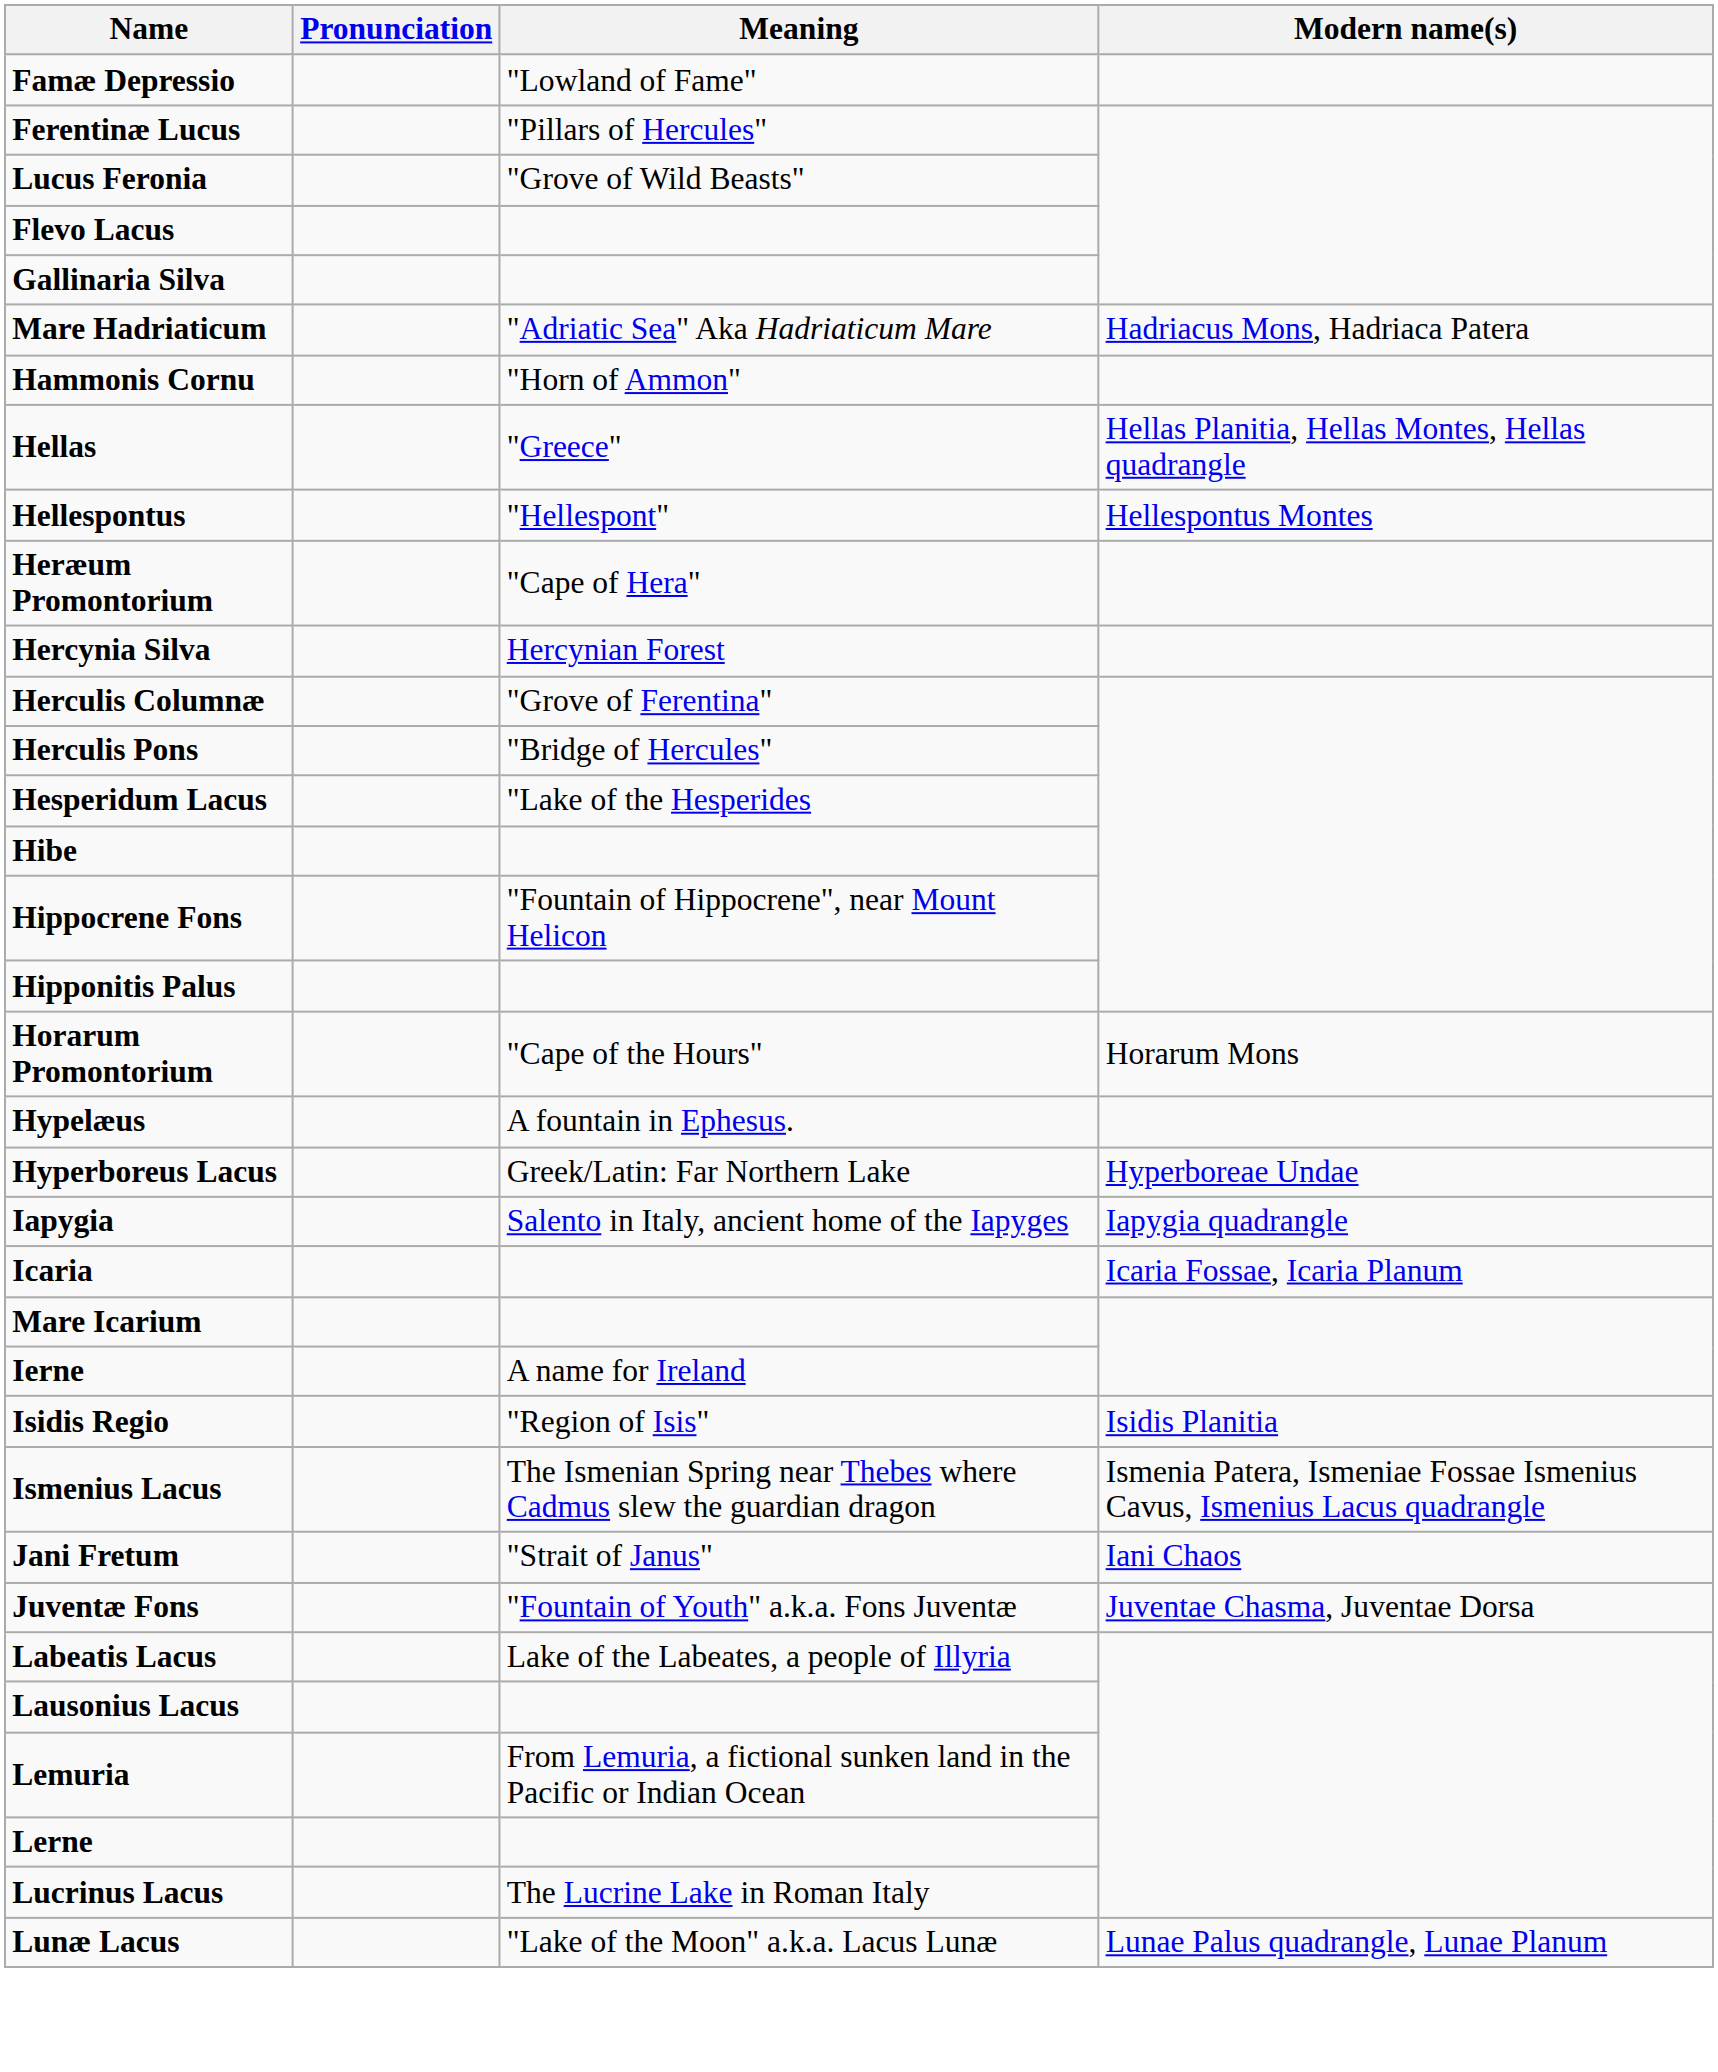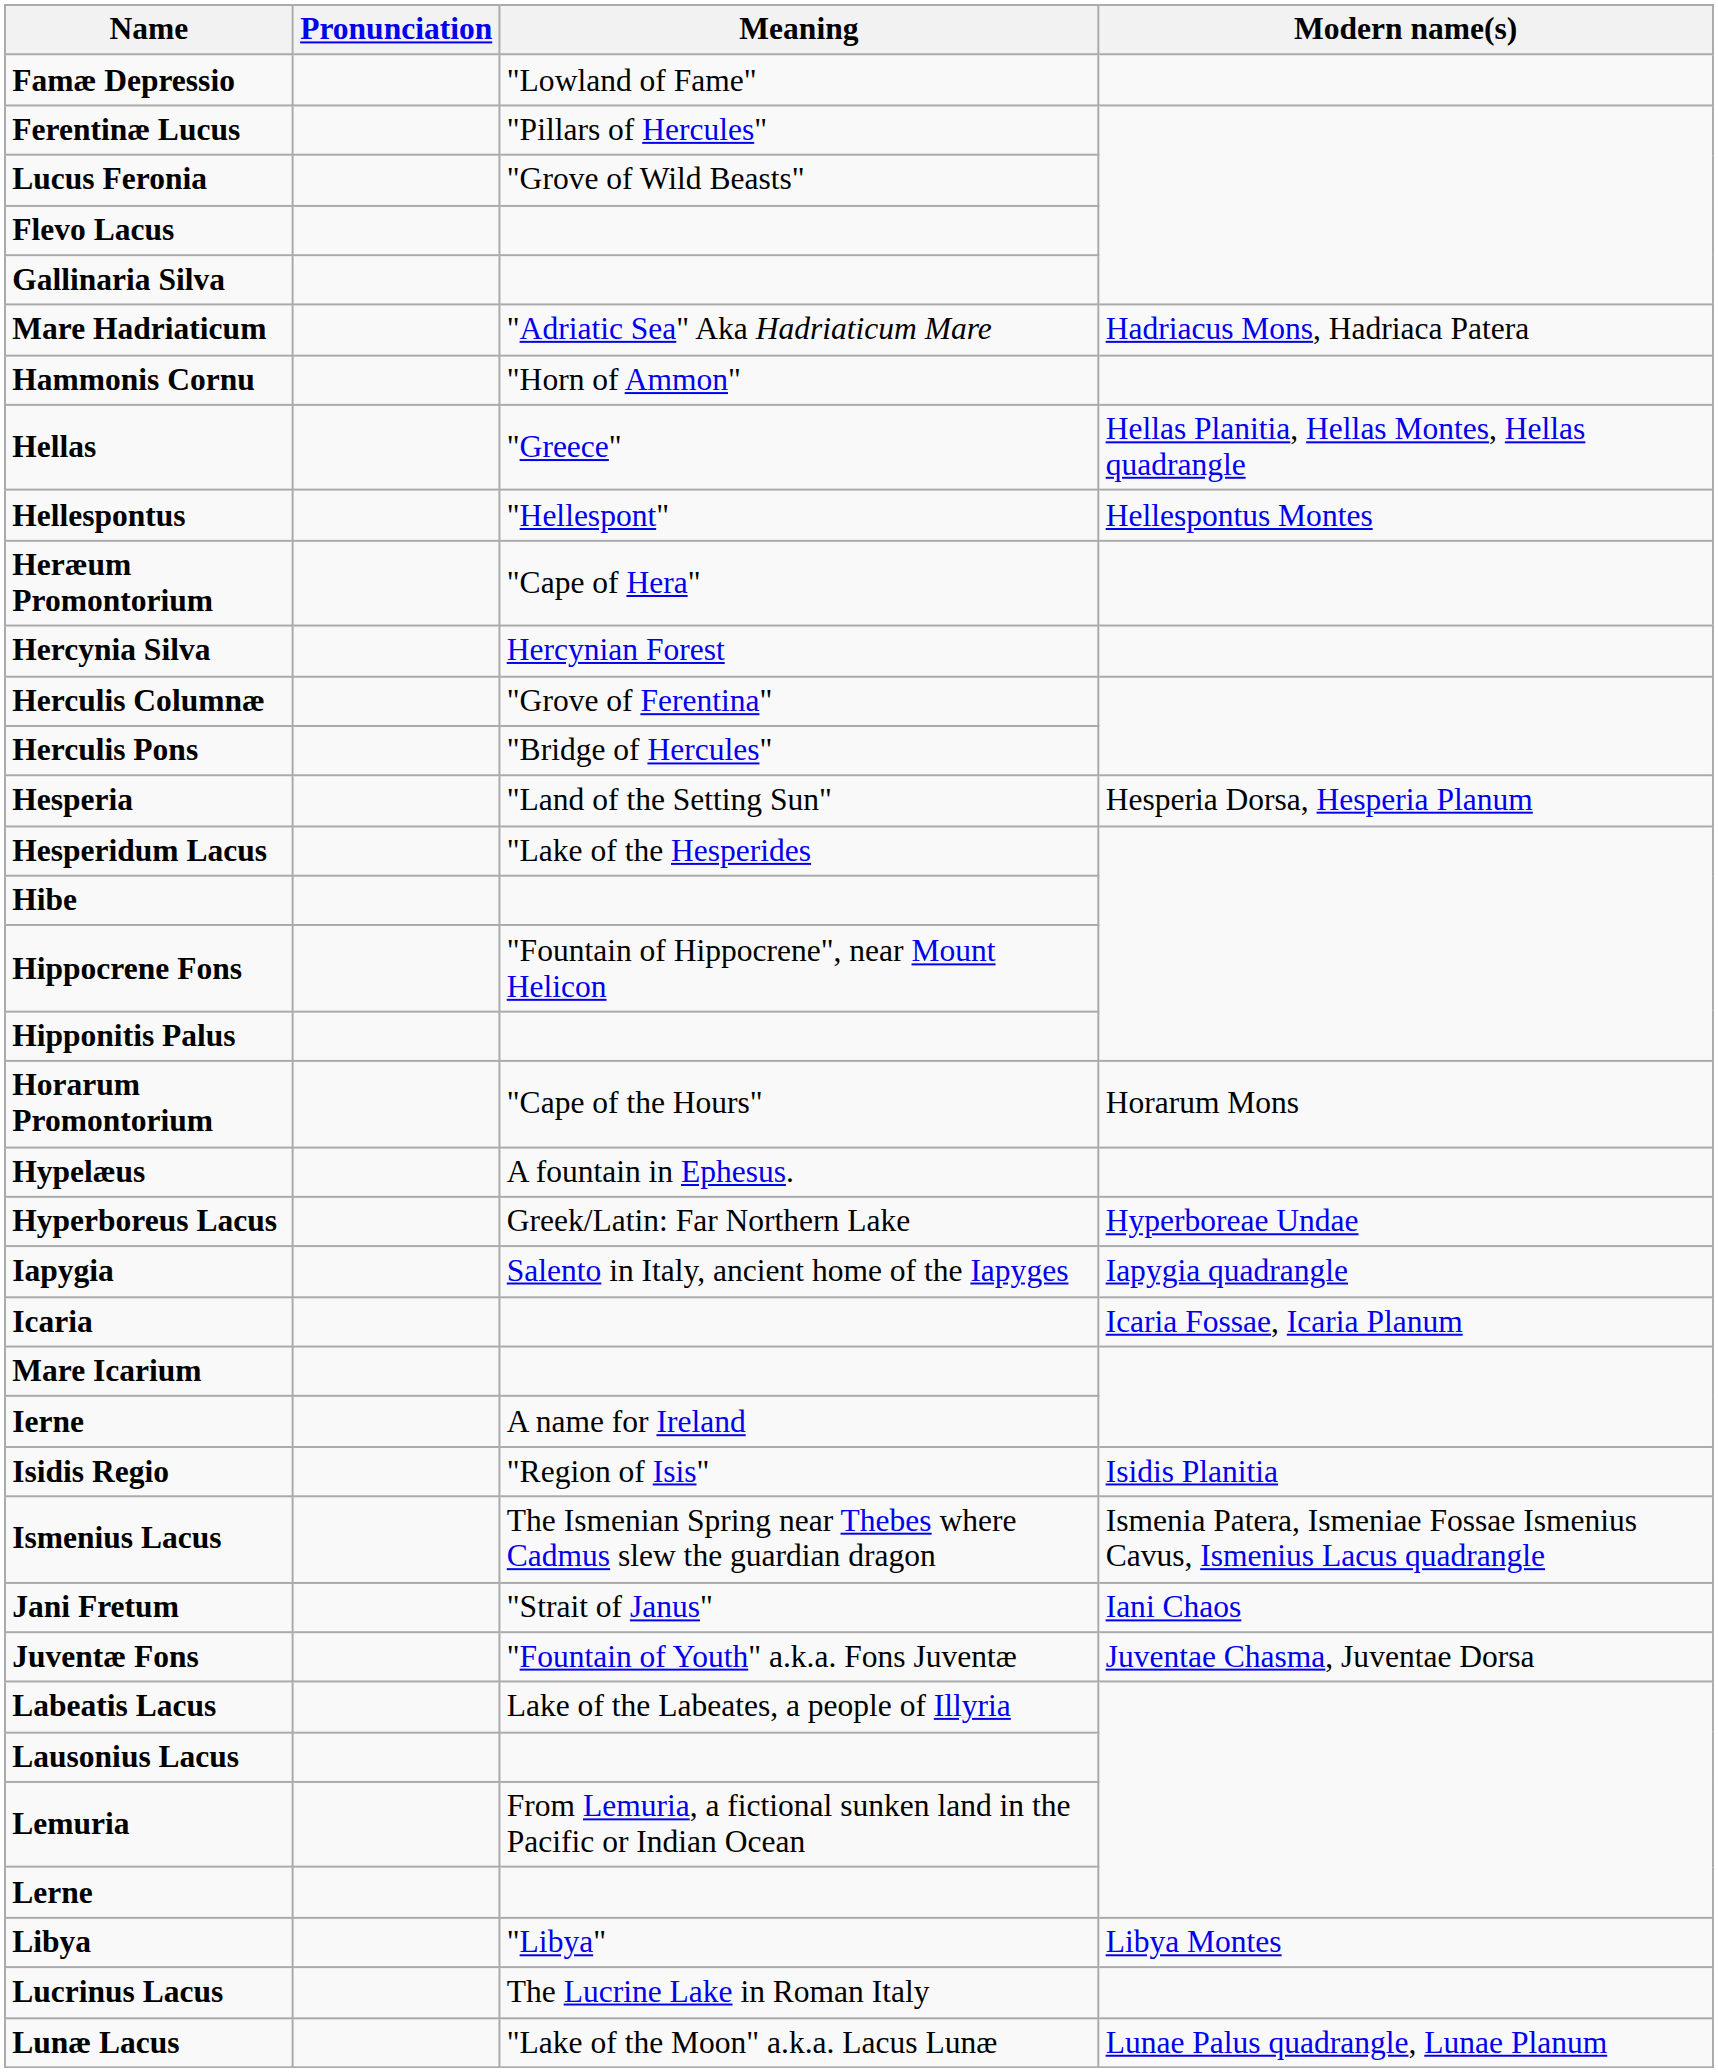+ row: (73, 800)
+ row: (52, 1941)
